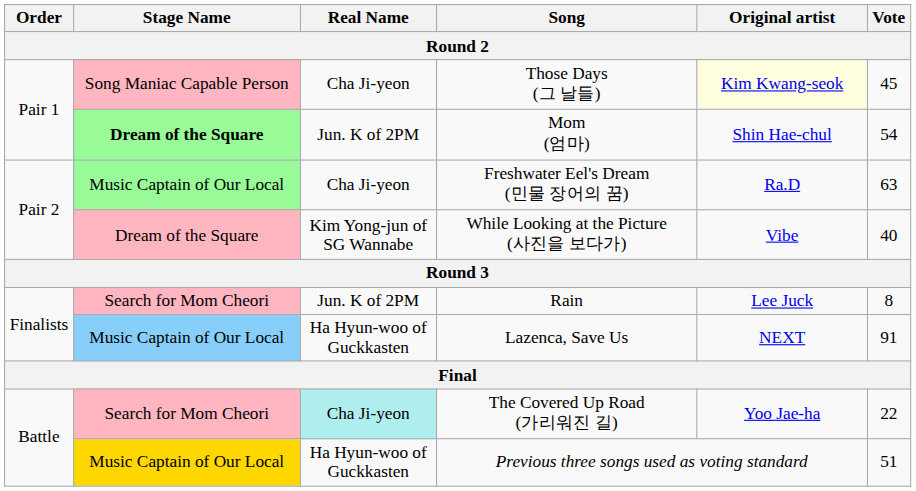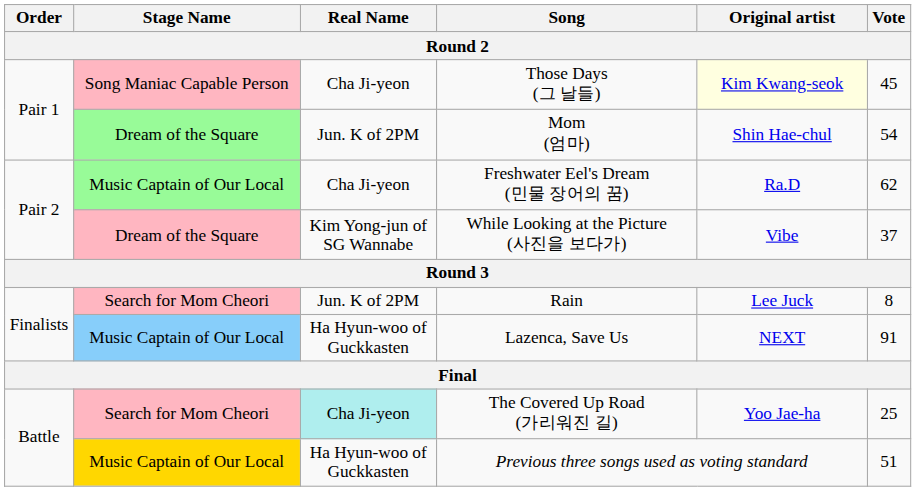(187, 134) bold -> (187, 134) normal
(889, 184) 63 -> (889, 184) 62
(889, 234) 40 -> (889, 234) 37
(889, 413) 22 -> (889, 413) 25
